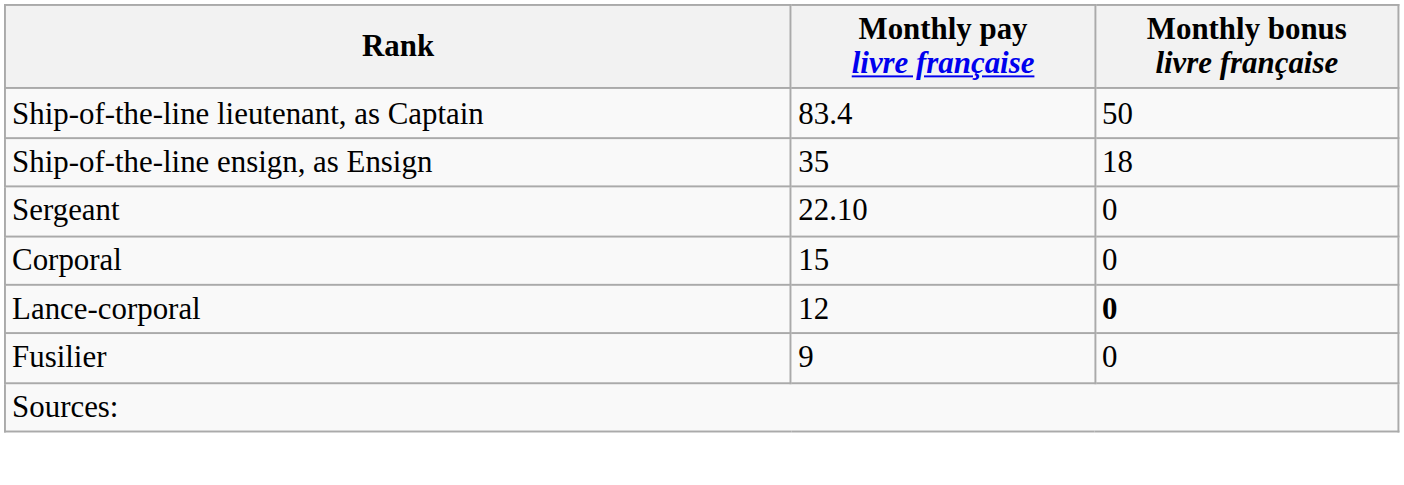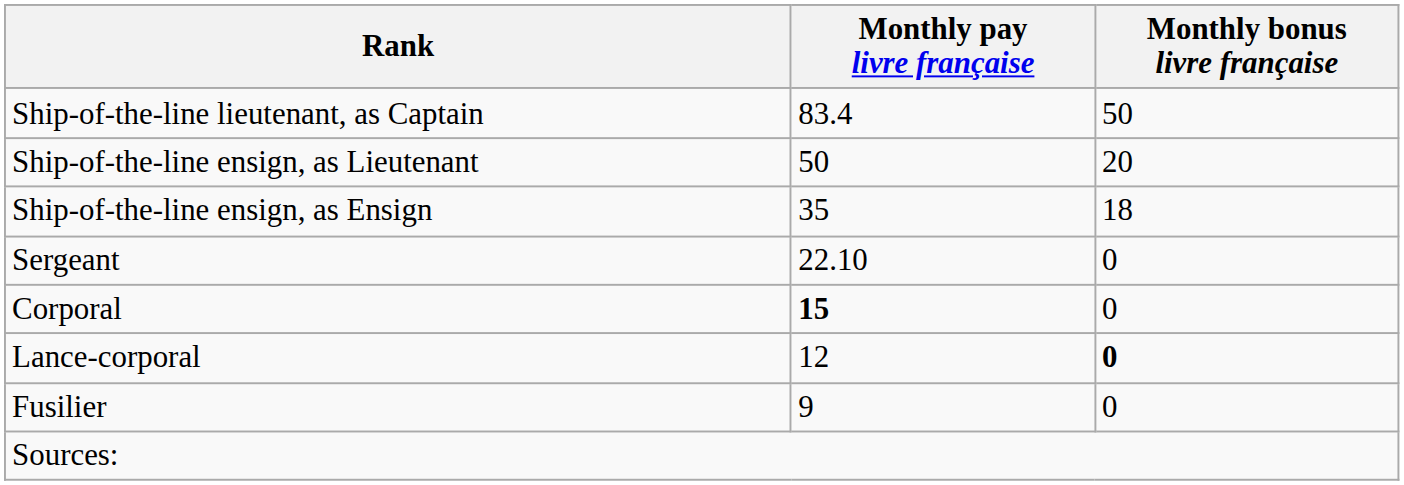+ row: (245, 161)
(814, 259) normal -> (814, 308) bold
